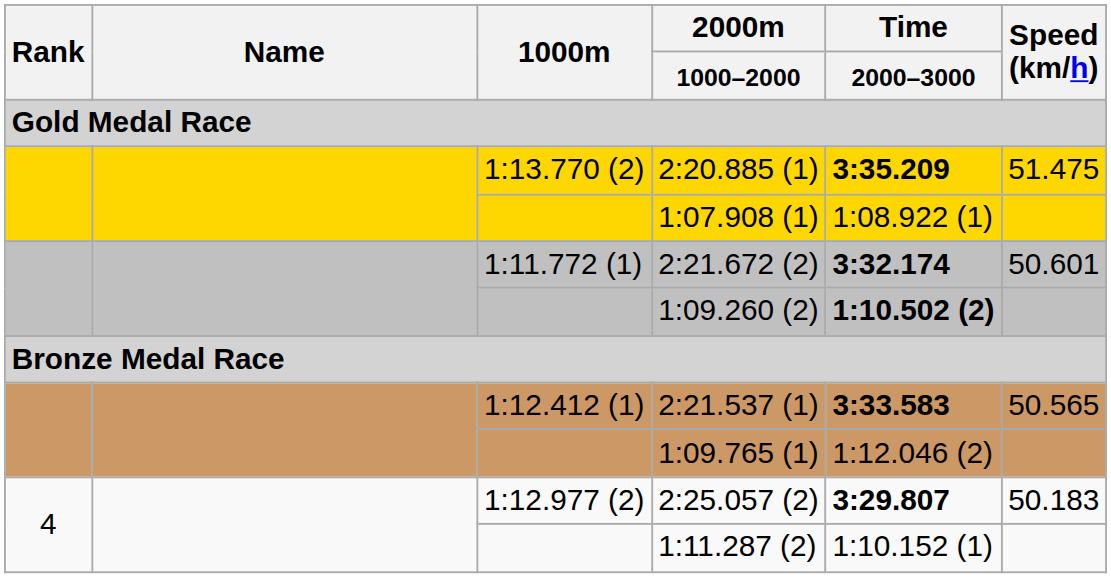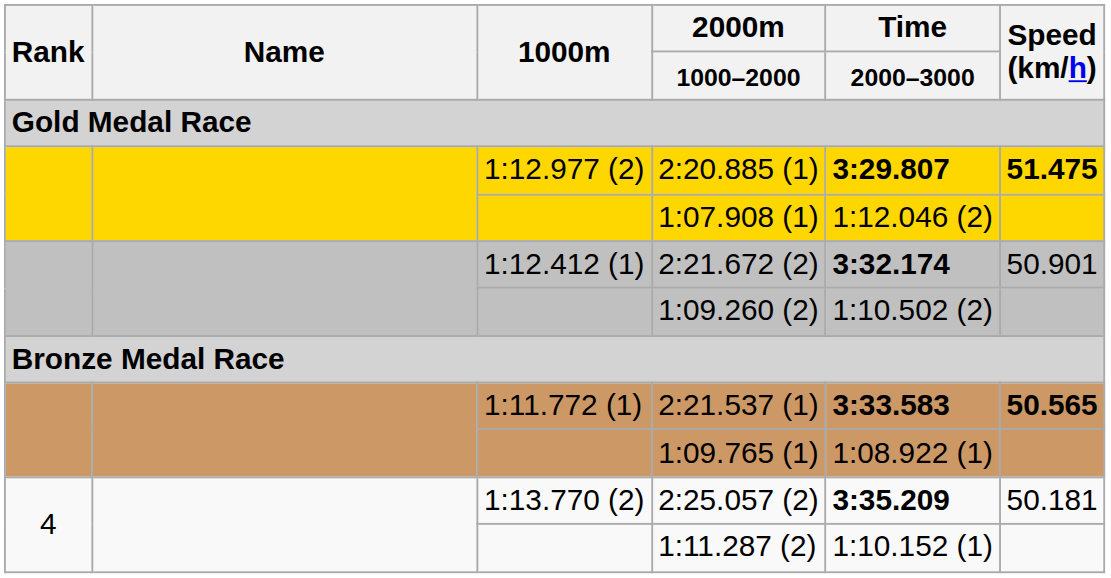(564, 169) 1:13.770 (2) -> (564, 169) 1:12.977 (2)
(891, 169) 3:35.209 -> (891, 169) 3:29.807
(1054, 169) normal -> (1052, 169) bold
(913, 216) 1:08.922 (1) -> (913, 216) 1:12.046 (2)
(563, 264) 1:11.772 (1) -> (564, 264) 1:12.412 (1)
(1054, 264) 50.601 -> (1052, 264) 50.901
(913, 311) bold -> (913, 311) normal
(564, 405) 1:12.412 (1) -> (563, 405) 1:11.772 (1)
(1054, 405) normal -> (1052, 405) bold
(913, 452) 1:12.046 (2) -> (913, 452) 1:08.922 (1)
(564, 500) 1:12.977 (2) -> (564, 500) 1:13.770 (2)
(891, 500) 3:29.807 -> (891, 500) 3:35.209
(1054, 500) 50.183 -> (1052, 500) 50.181
